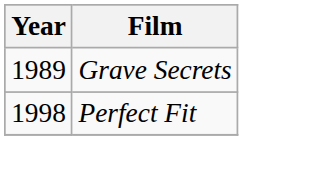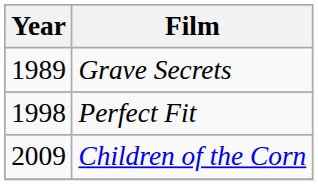+ row: (192, 156)
